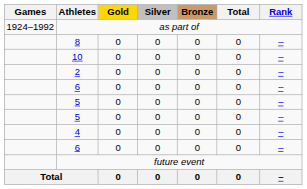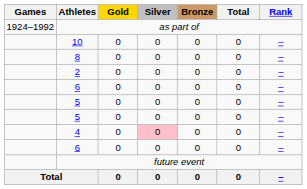rows swapped: (77, 57) <-> (77, 42)
(158, 132) no background -> (158, 132) pink background
